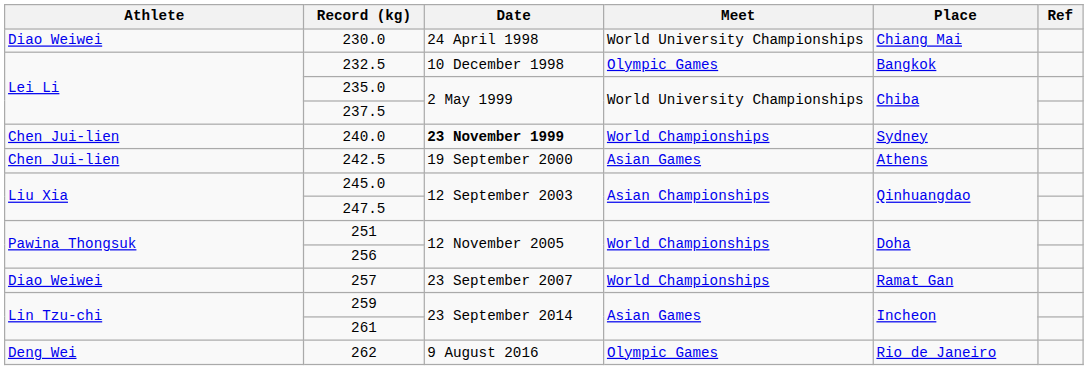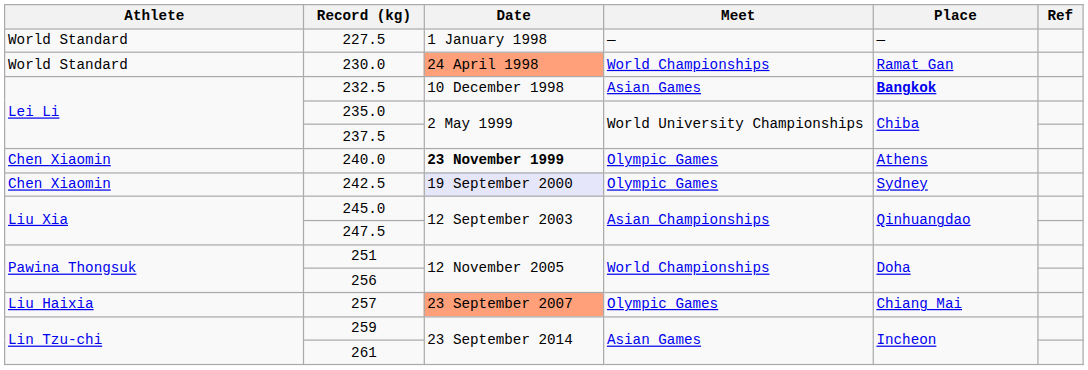+ row: (364, 40)
(55, 40) Diao Weiwei -> (68, 64) World Standard
(483, 40) no background -> (483, 64) lightsalmon background
(735, 40) World University Championships -> (688, 64) World Championships
(919, 40) Chiang Mai -> (915, 64) Ramat Gan
(663, 64) Olympic Games -> (654, 88) Asian Games
(906, 64) normal -> (906, 88) bold
(64, 136) Chen Jui-lien -> (59, 160) Chen Xiaomin
(688, 136) World Championships -> (663, 160) Olympic Games
(902, 136) Sydney -> (902, 160) Athens
(64, 160) Chen Jui-lien -> (59, 184) Chen Xiaomin
(500, 160) no background -> (500, 184) lavender background
(654, 160) Asian Games -> (663, 184) Olympic Games
(902, 160) Athens -> (902, 184) Sydney
(55, 280) Diao Weiwei -> (51, 304) Liu Haixia
(500, 280) no background -> (500, 304) lightsalmon background
(688, 280) World Championships -> (663, 304) Olympic Games
(915, 280) Ramat Gan -> (919, 304) Chiang Mai
- row: (364, 352)
